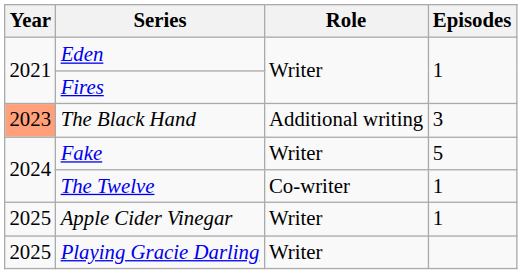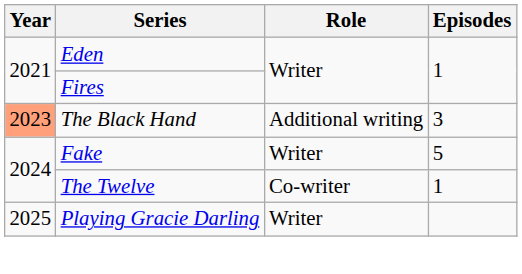- row: (147, 218)
